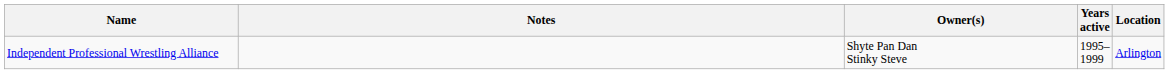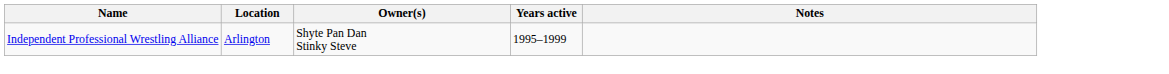columns swapped: (1138, 20) <-> (541, 20)
